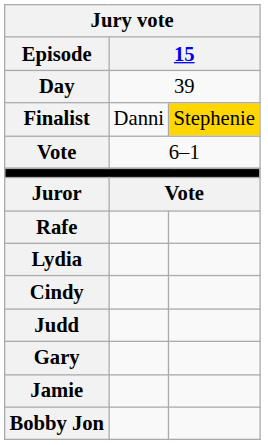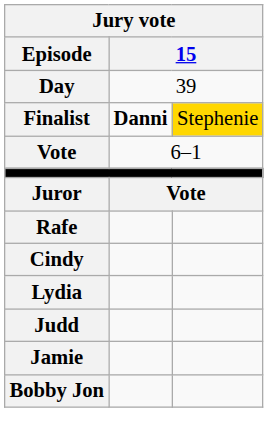(139, 119) normal -> (141, 119) bold
rows swapped: (57, 259) <-> (57, 292)
- row: (57, 357)
